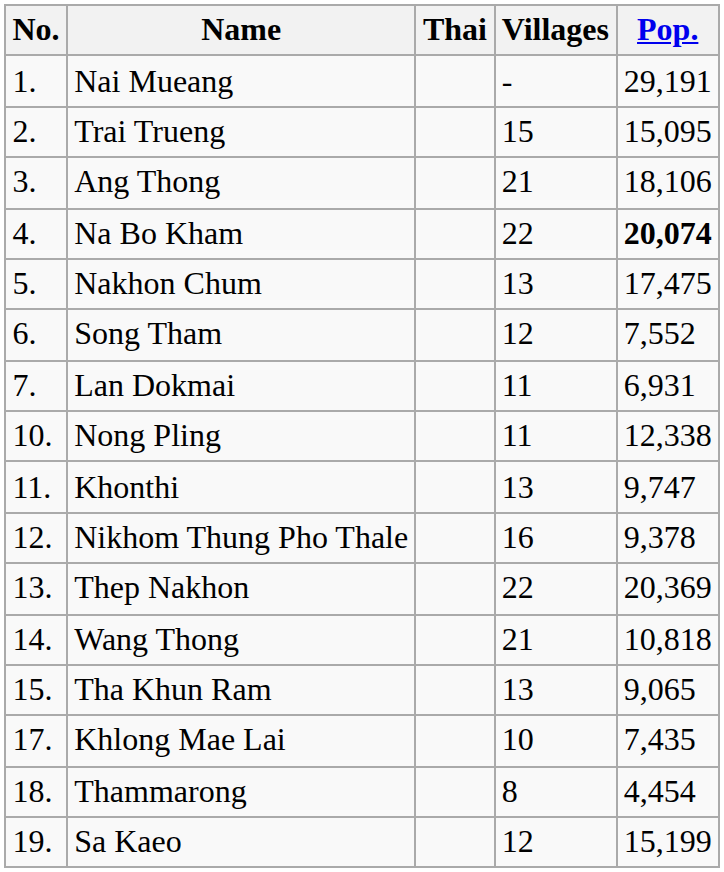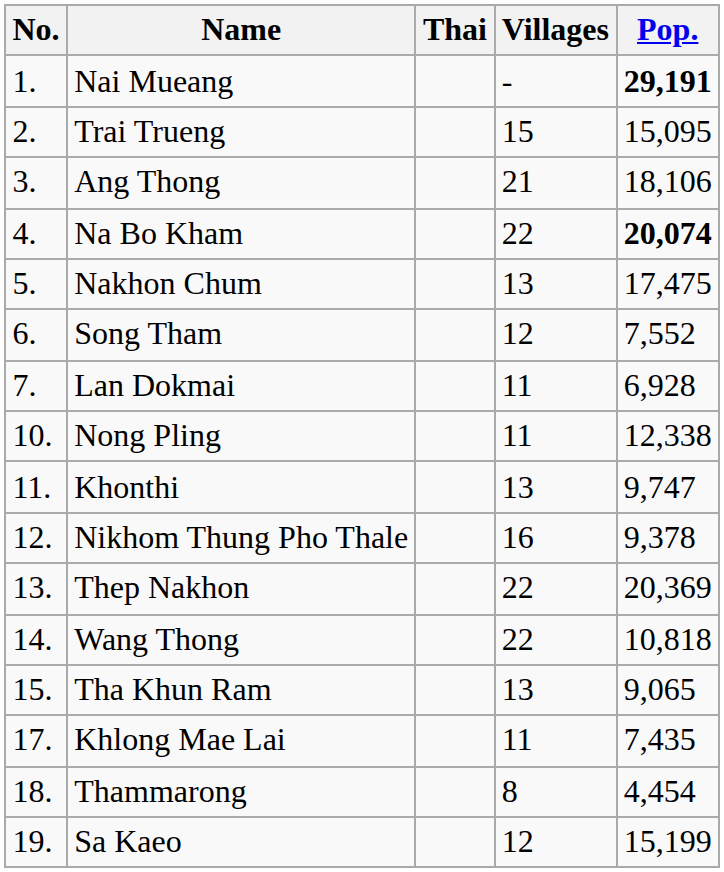(668, 80) normal -> (668, 80) bold
(660, 385) 6,931 -> (660, 385) 6,928
(518, 638) 21 -> (518, 638) 22
(518, 740) 10 -> (517, 740) 11
